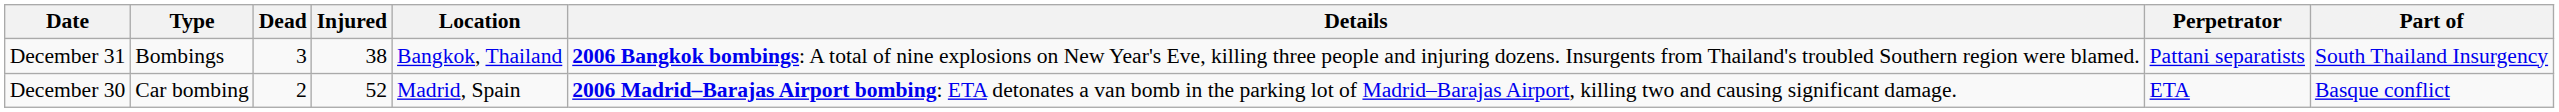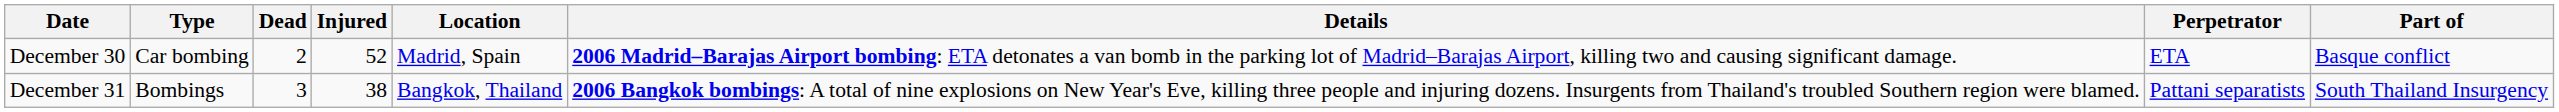rows swapped: (68, 90) <-> (68, 55)
